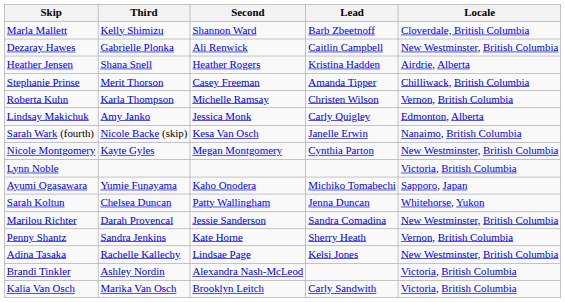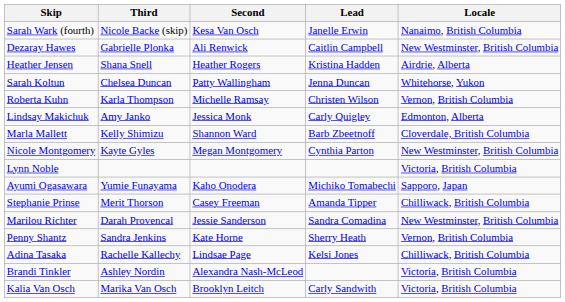rows swapped: (50, 133) <-> (37, 30)
rows swapped: (36, 202) <-> (43, 82)
(480, 254) New Westminster, British Columbia -> (465, 254) Chilliwack, British Columbia
